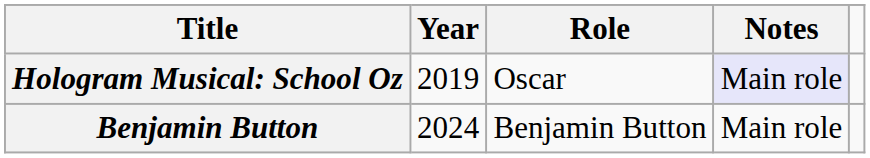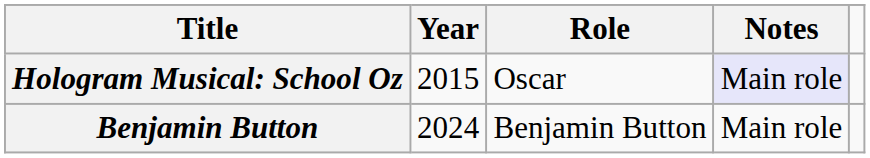(448, 78) 2019 -> (448, 78) 2015
